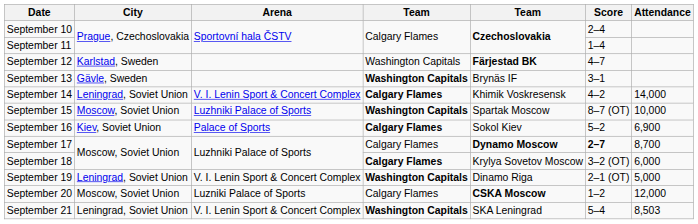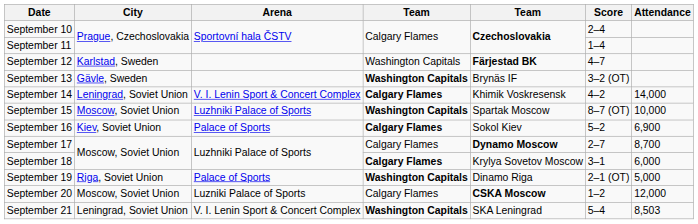(596, 78) 3–1 -> (609, 78) 3–2 (OT)
(596, 144) bold -> (596, 144) normal
(609, 161) 3–2 (OT) -> (596, 161) 3–1
(132, 177) Leningrad, Soviet Union -> (120, 177) Riga, Soviet Union
(277, 177) V. I. Lenin Sport & Concert Complex -> (232, 177) Palace of Sports
